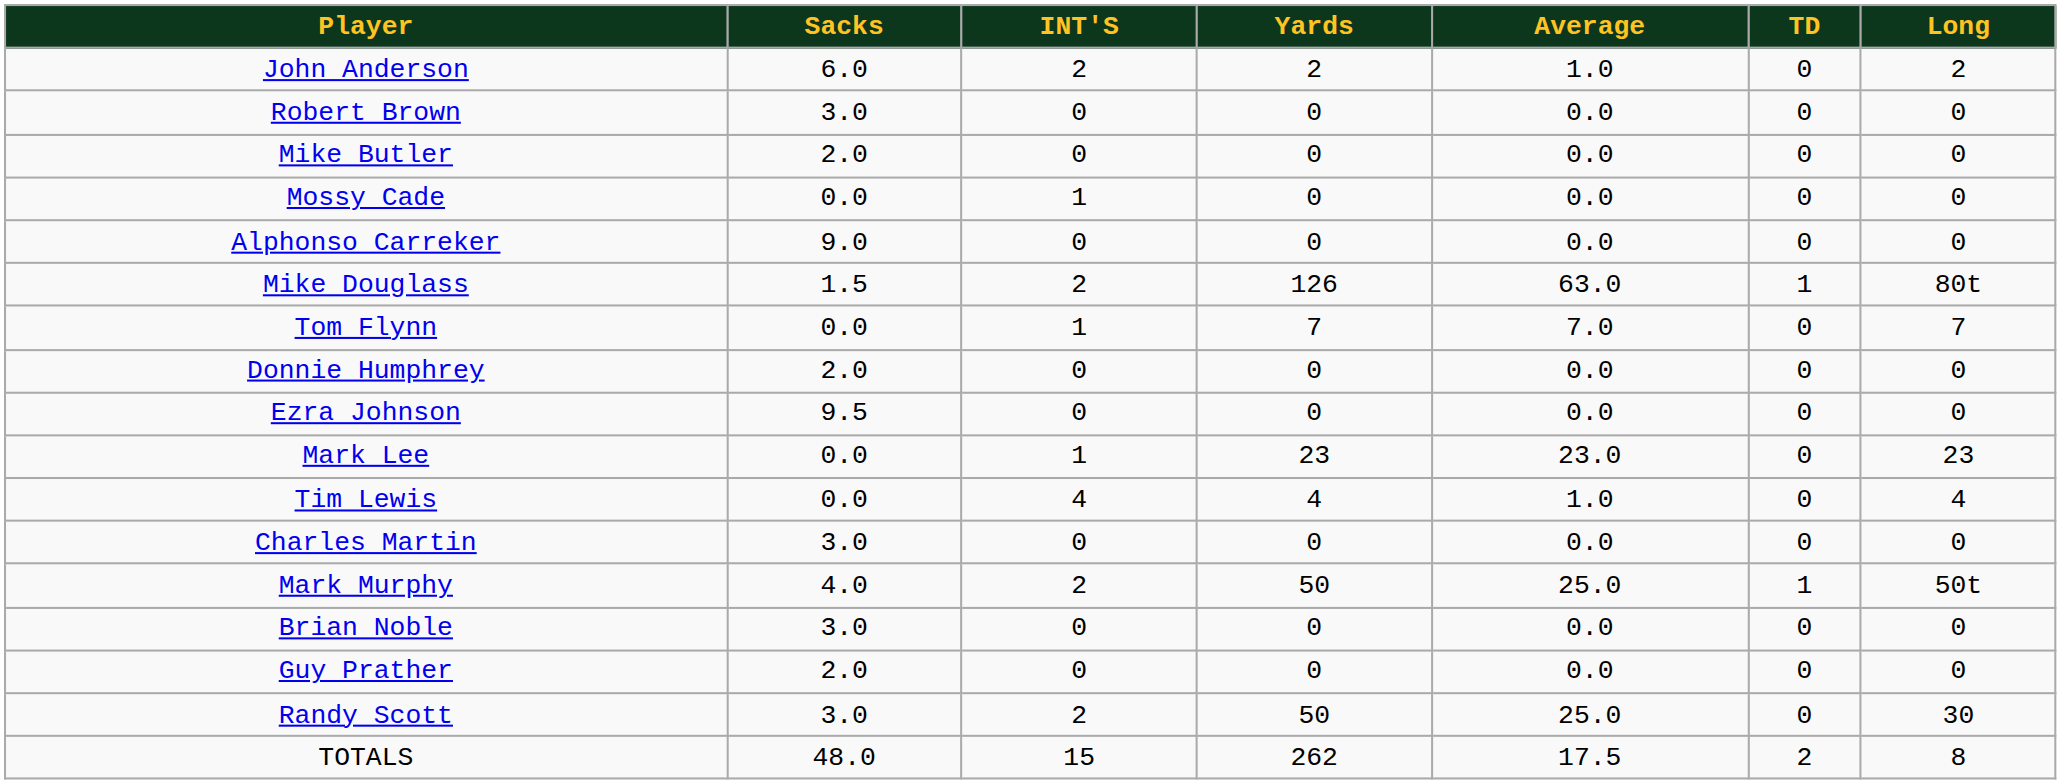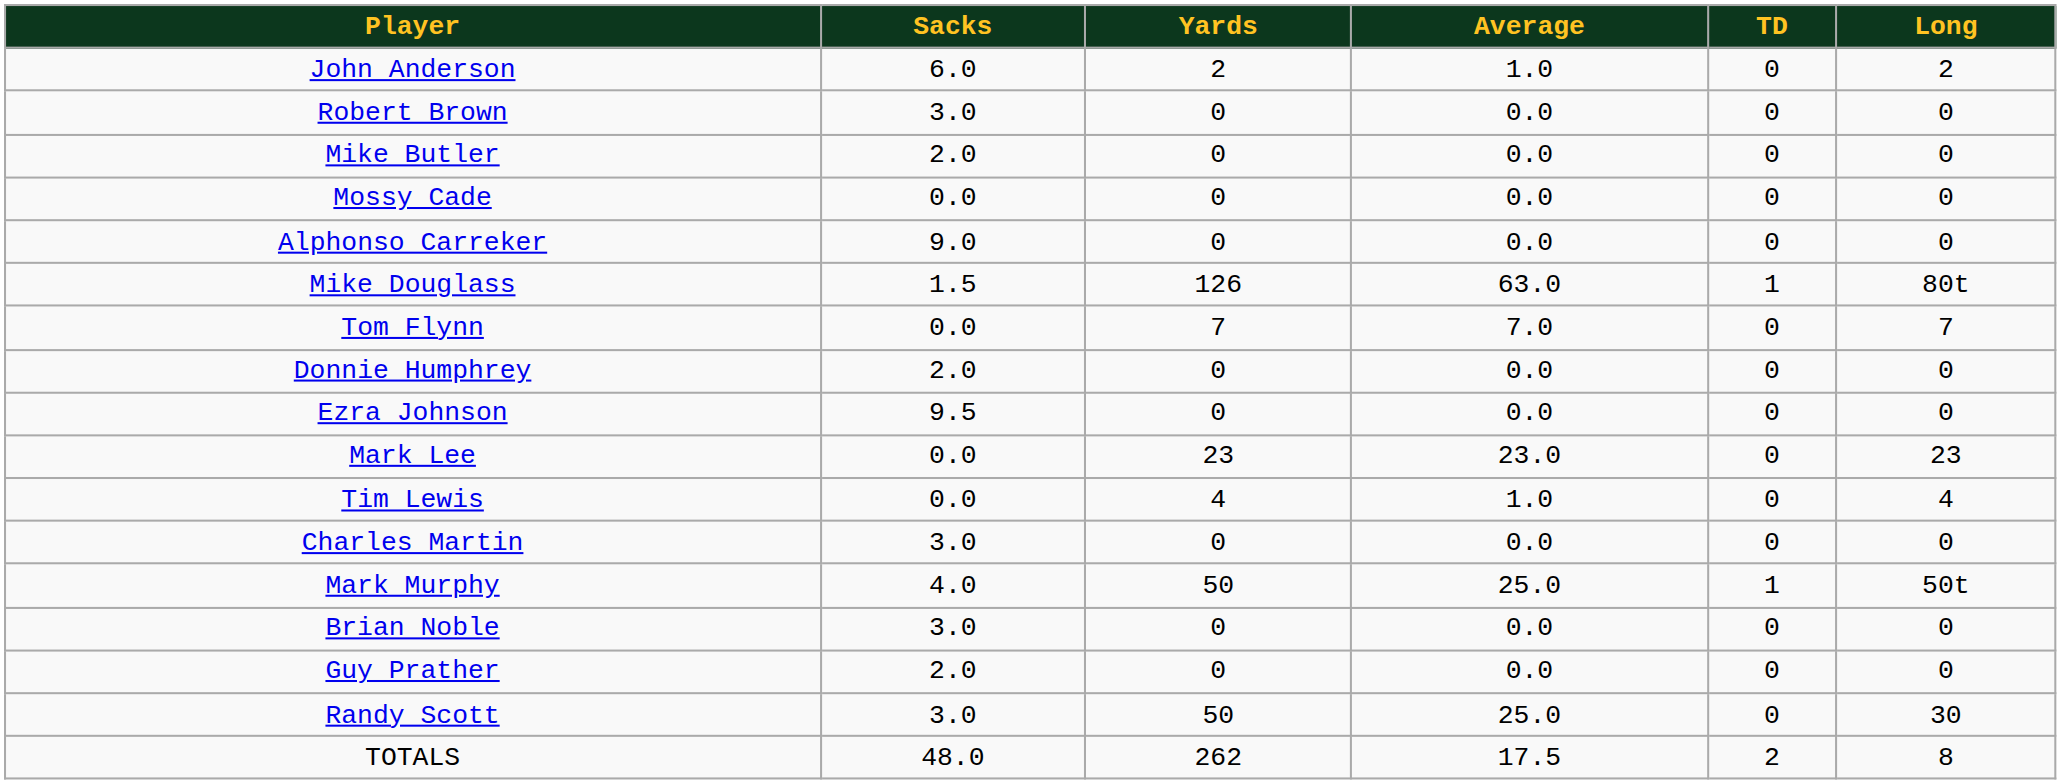- column: (1079, 27)
